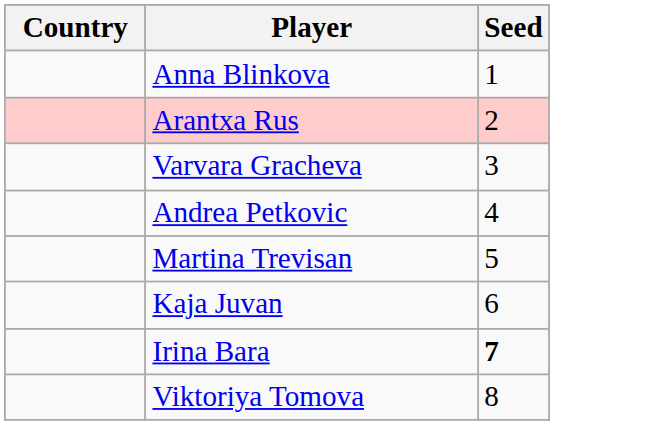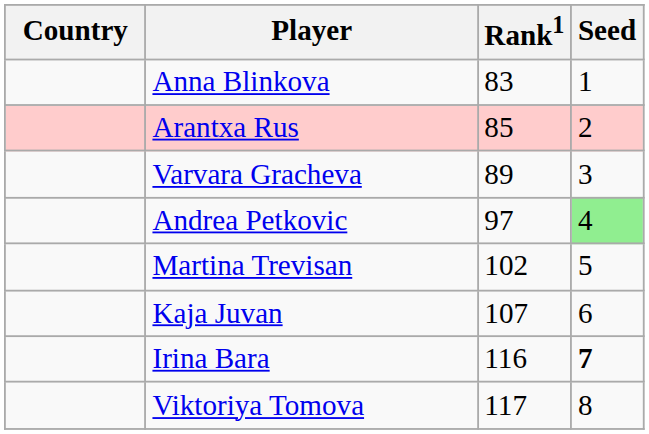+ column: (524, 31)
(492, 212) no background -> (585, 220) lightgreen background
